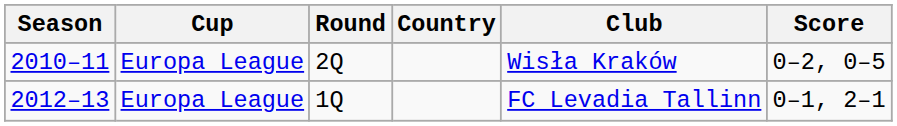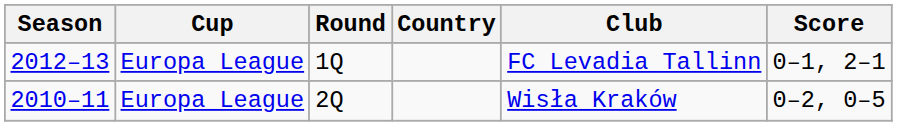rows swapped: (60, 62) <-> (60, 101)
